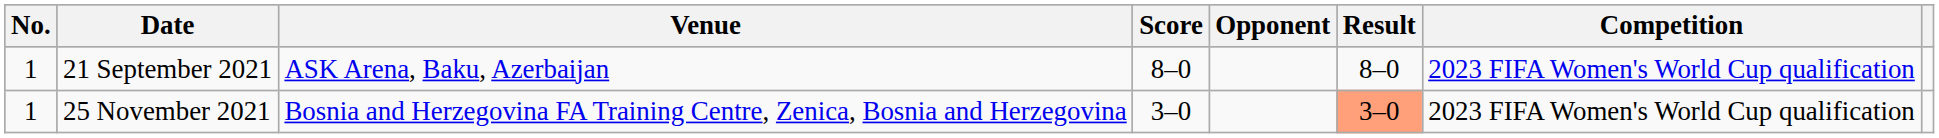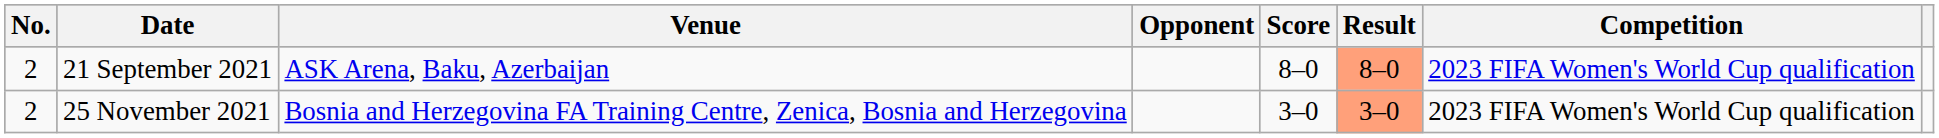columns swapped: (1273, 25) <-> (1171, 25)
(31, 68) 1 -> (31, 68) 2
(1379, 68) no background -> (1379, 68) lightsalmon background
(31, 111) 1 -> (31, 111) 2
